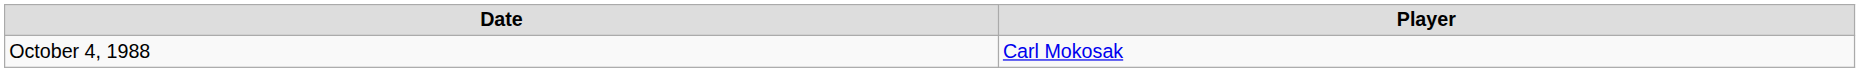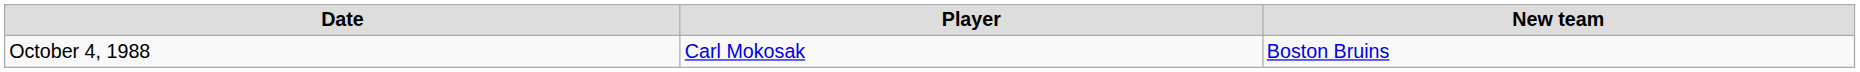+ column: (1558, 20)
